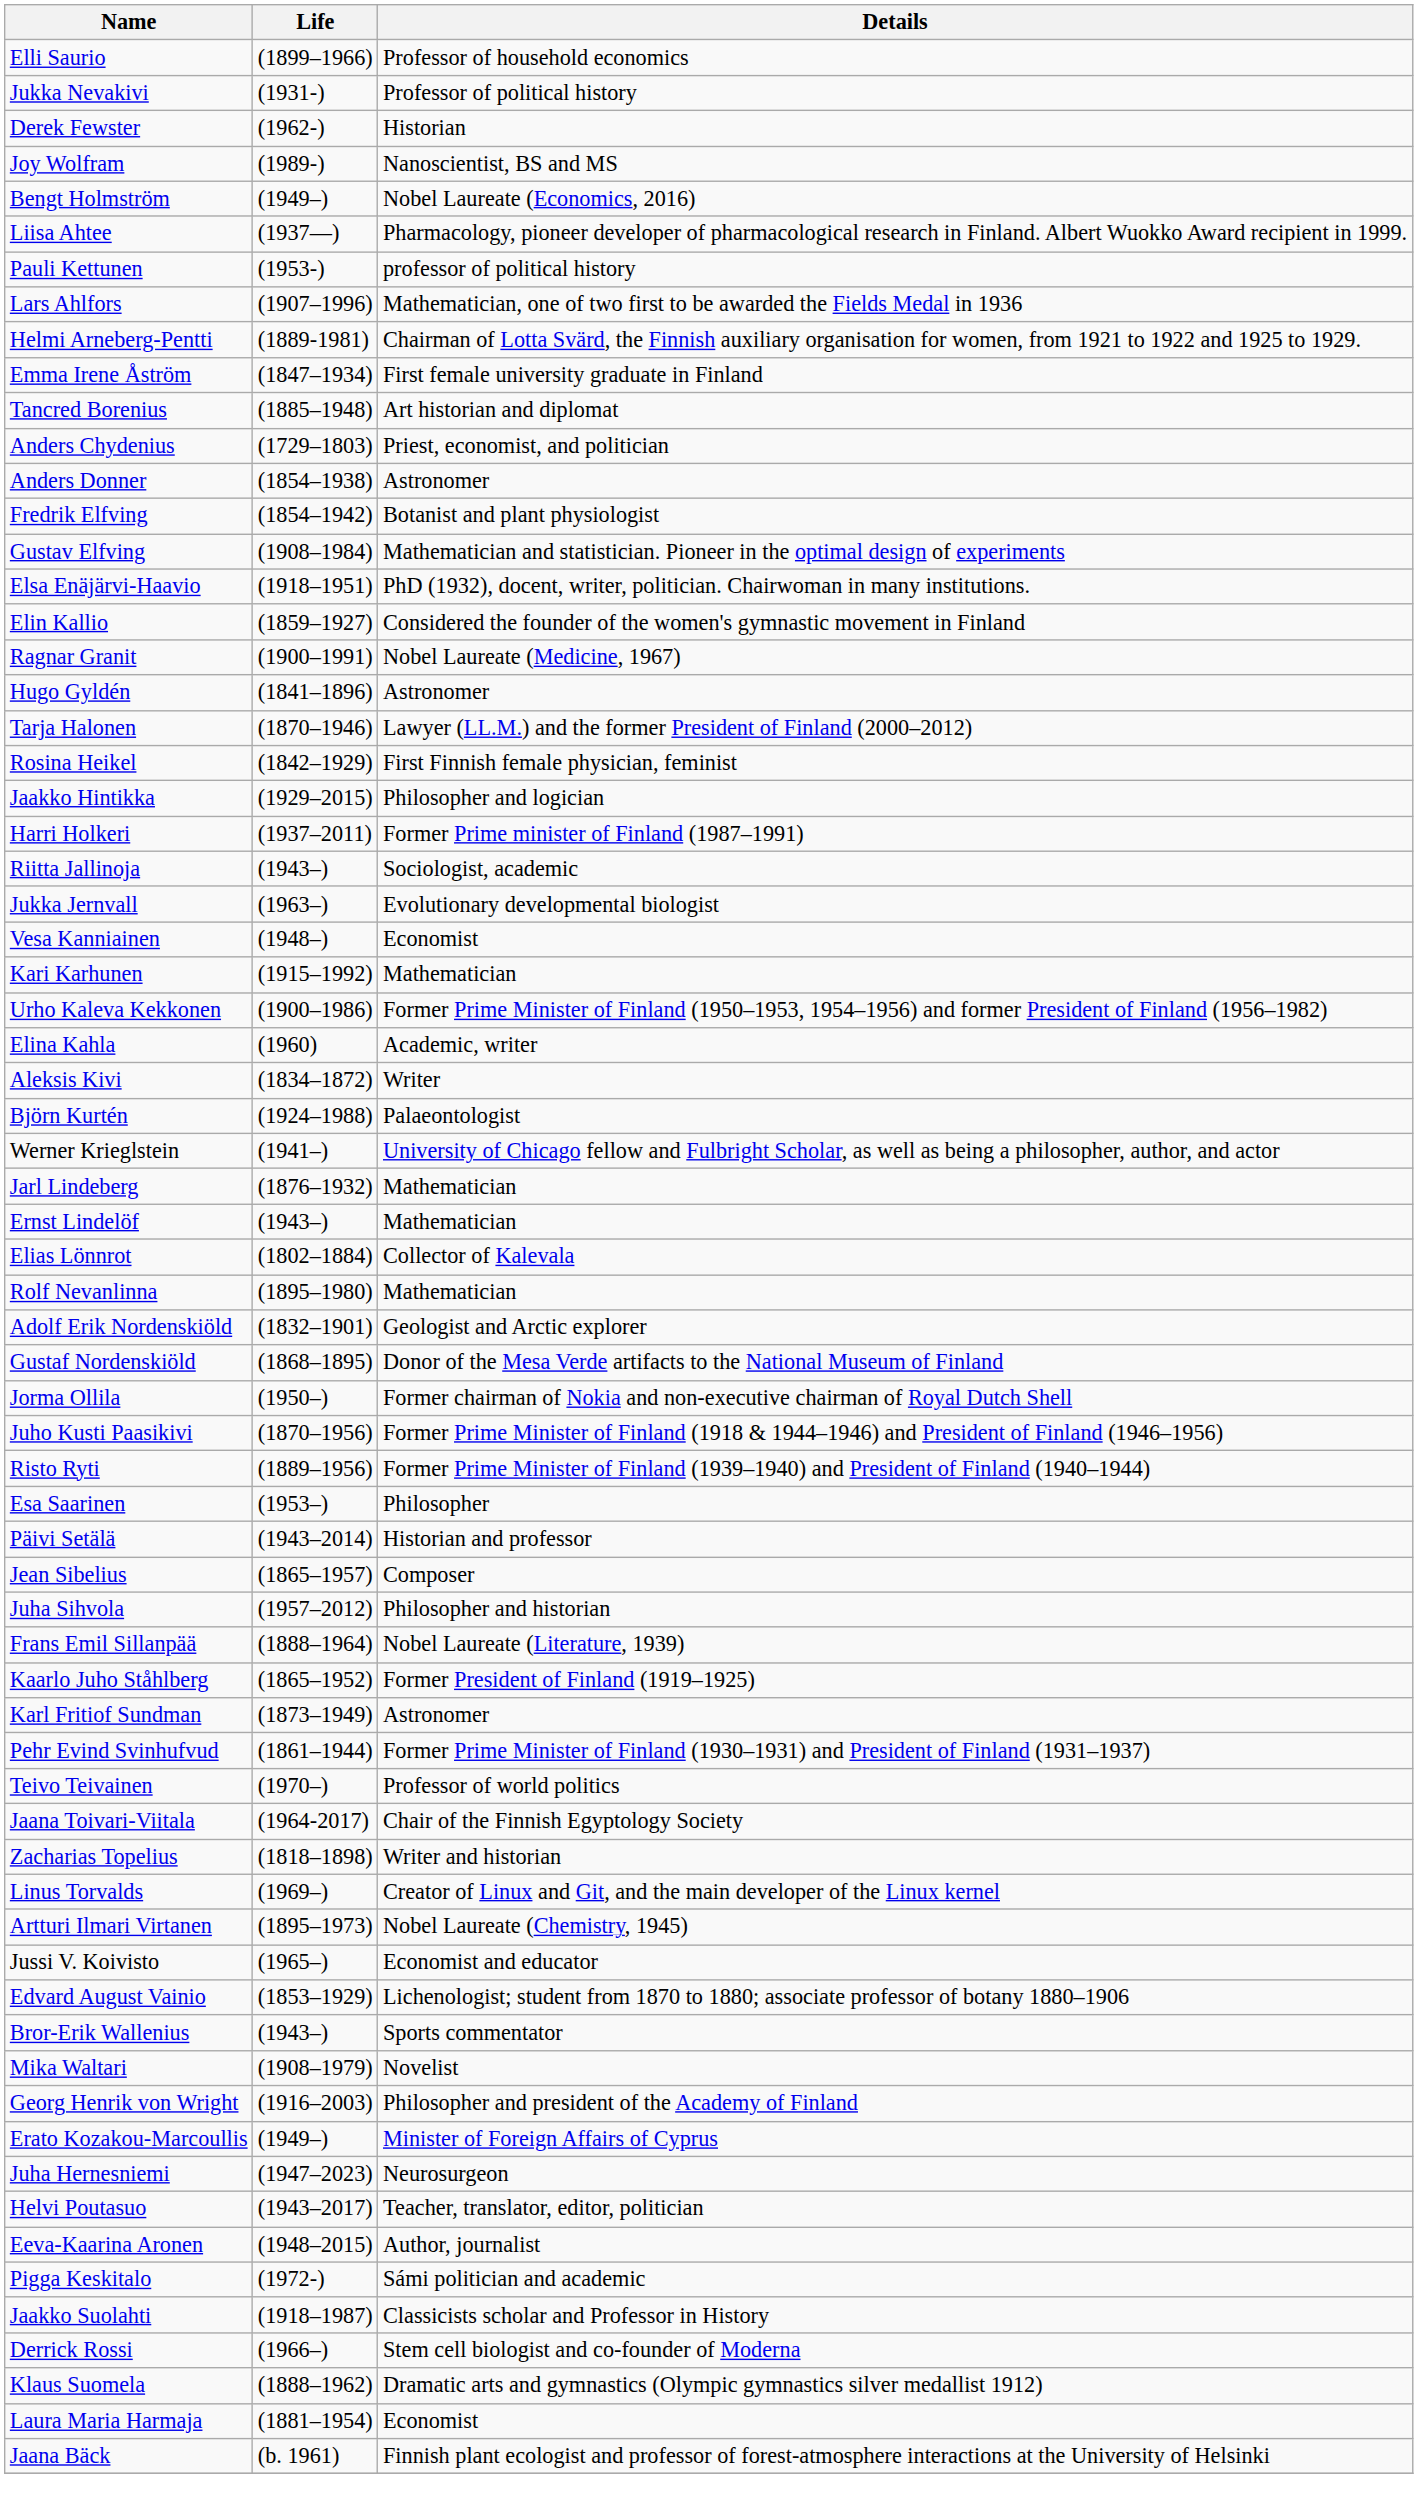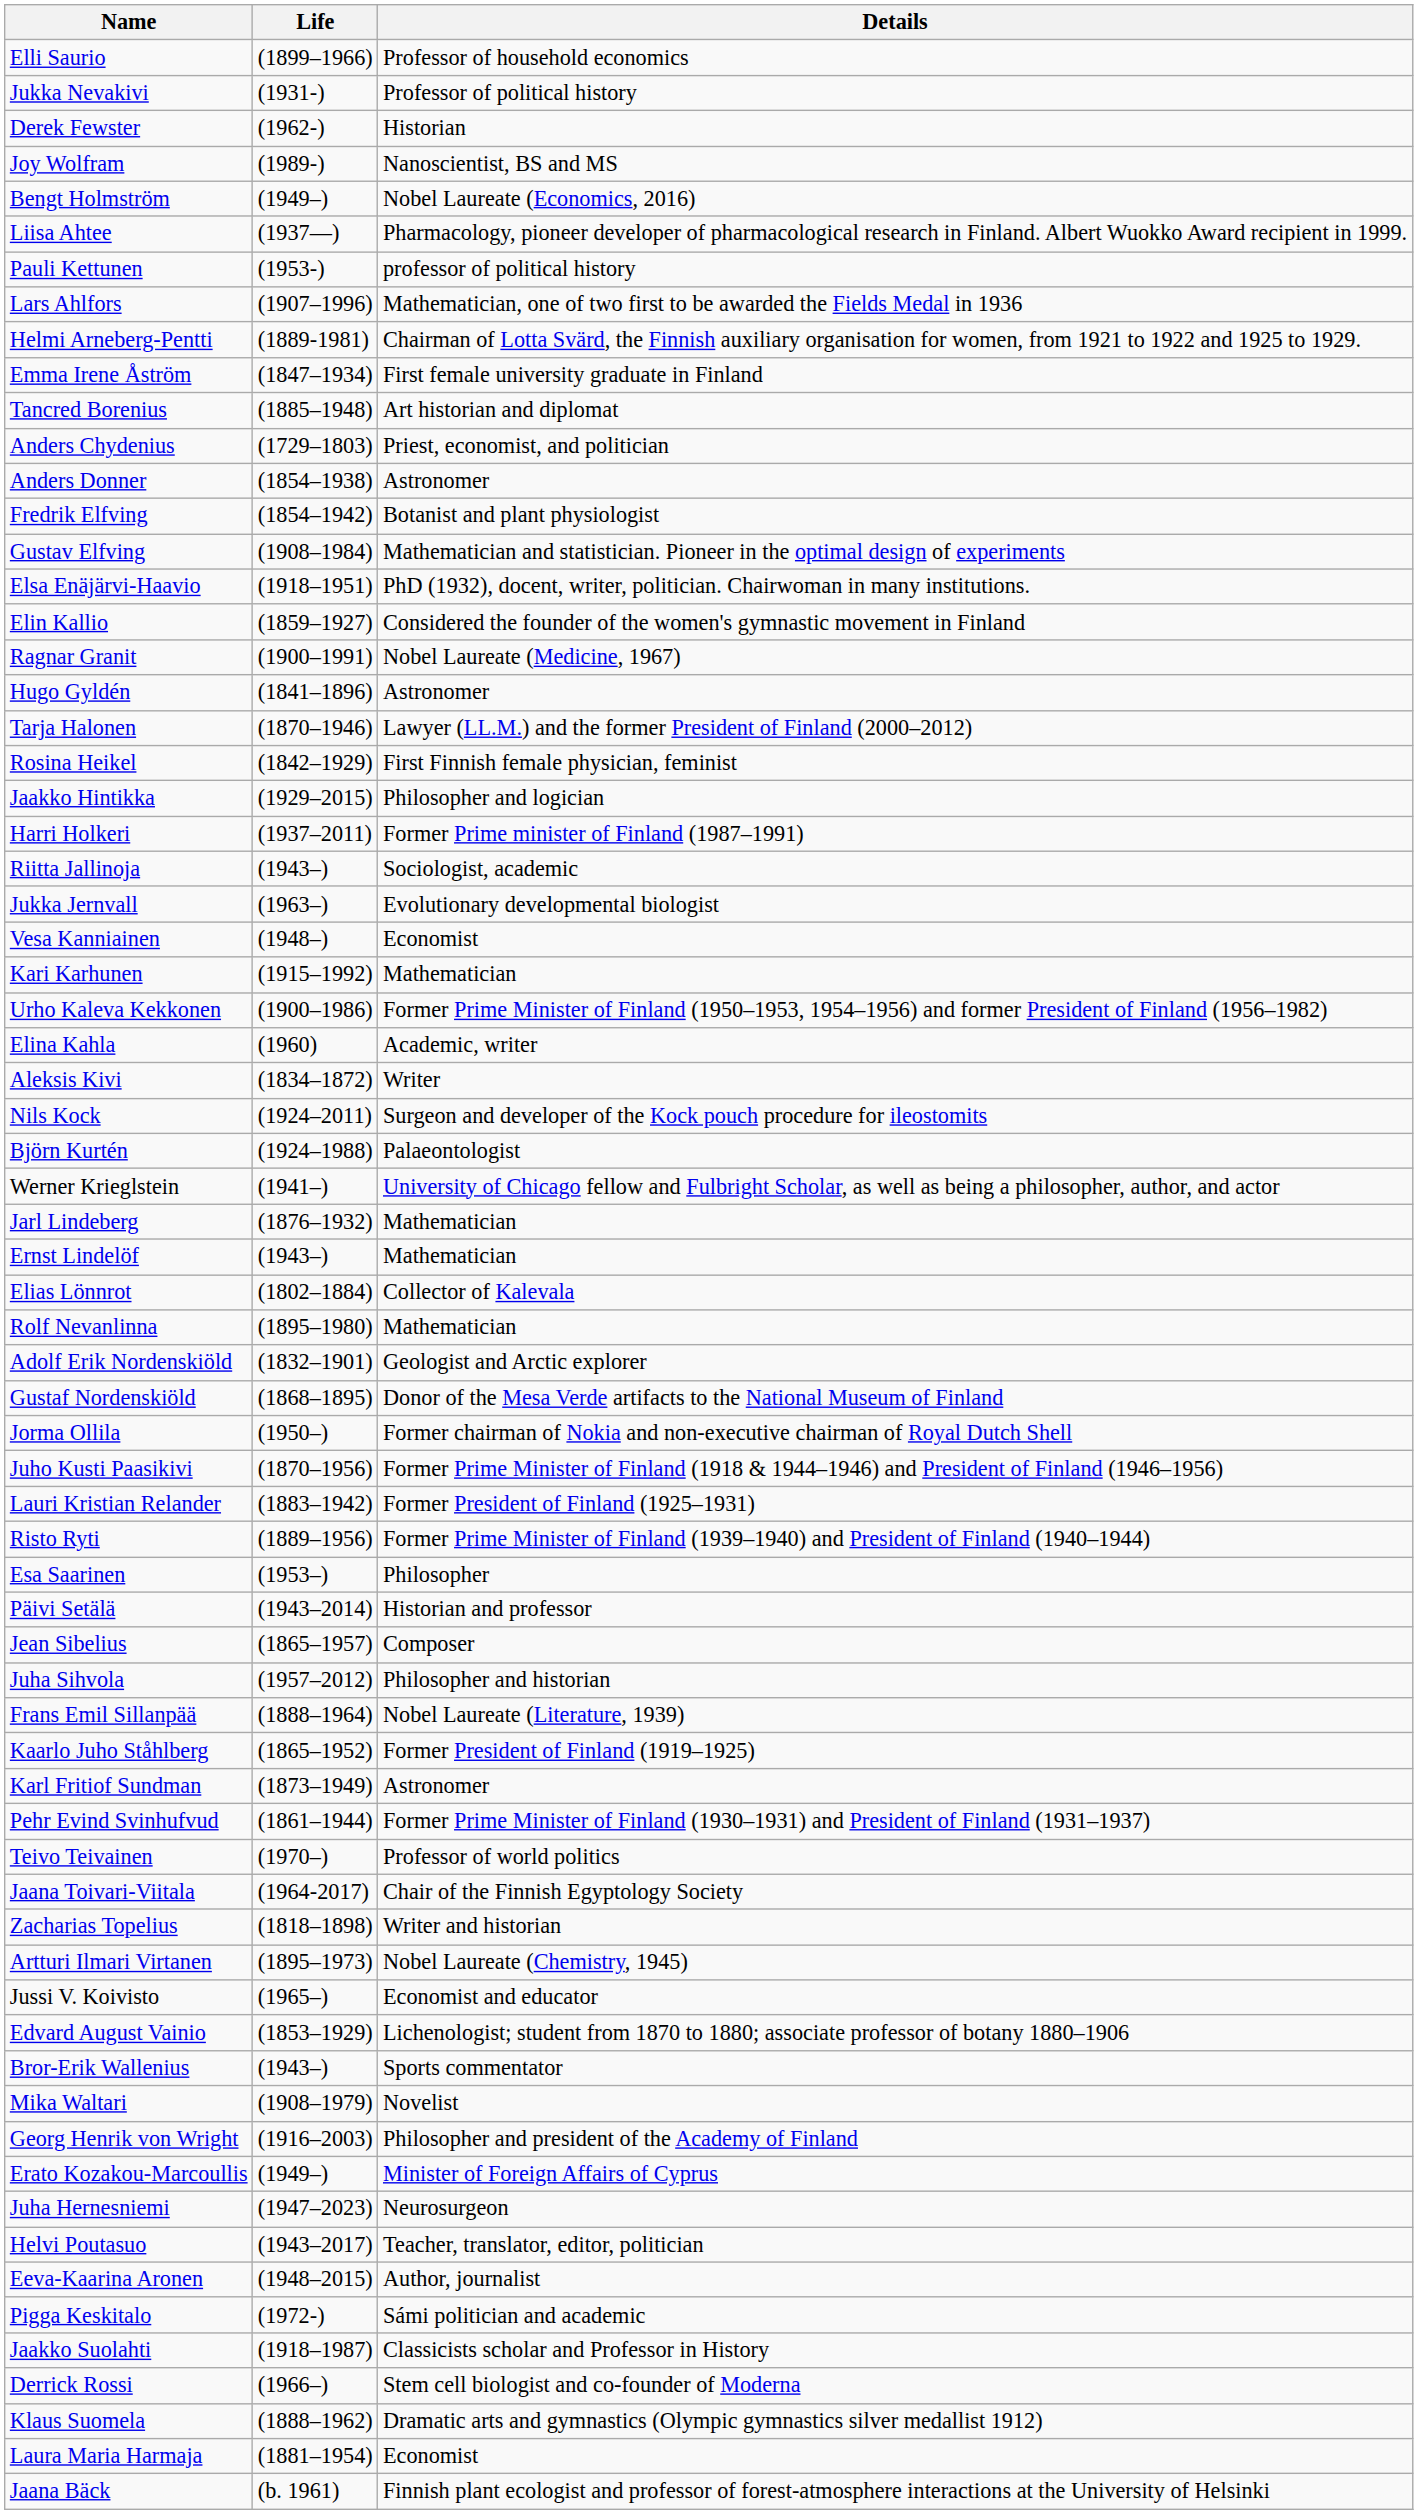+ row: (55, 1115)
+ row: (115, 1503)
- row: (76, 1891)
